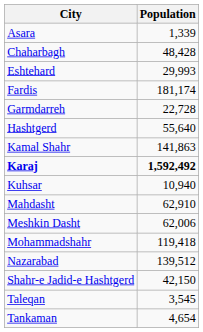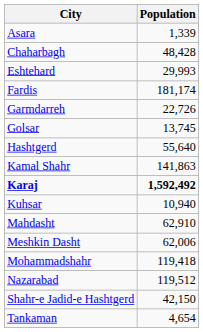(179, 109) 22,728 -> (179, 109) 22,726
+ row: (23, 128)
(176, 261) 139,512 -> (176, 280) 119,512
- row: (26, 299)
